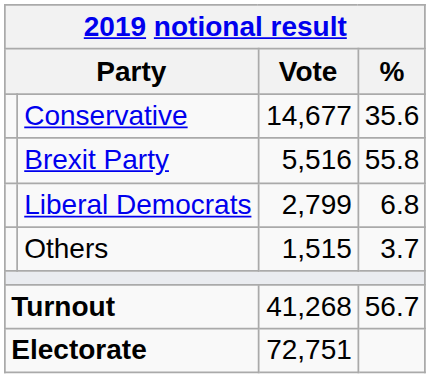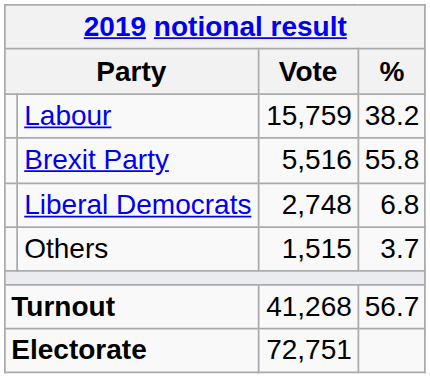+ row: (68, 115)
- row: (106, 115)
(317, 204) 2,799 -> (317, 204) 2,748
